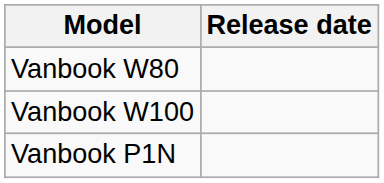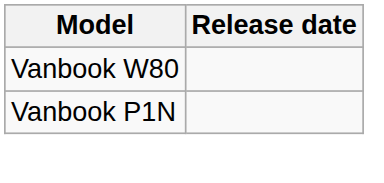- row: (103, 111)
